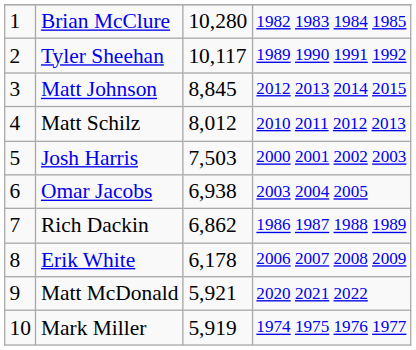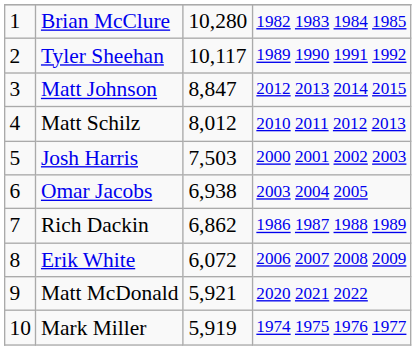(212, 89) 8,845 -> (212, 89) 8,847
(212, 259) 6,178 -> (212, 259) 6,072
